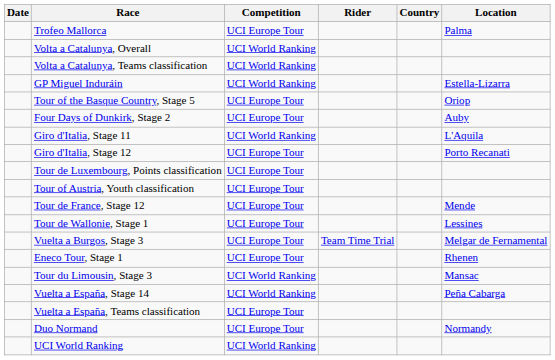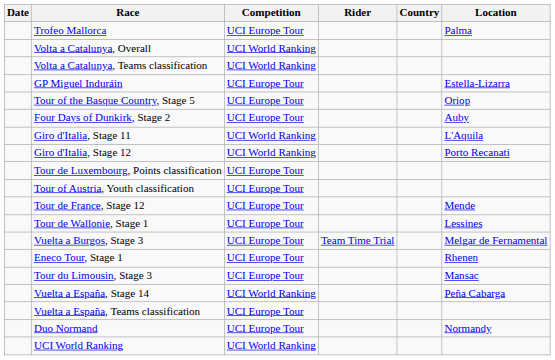(271, 83) UCI World Ranking -> (265, 83) UCI Europe Tour
(265, 153) UCI Europe Tour -> (271, 153) UCI World Ranking
(271, 275) UCI World Ranking -> (265, 275) UCI Europe Tour
